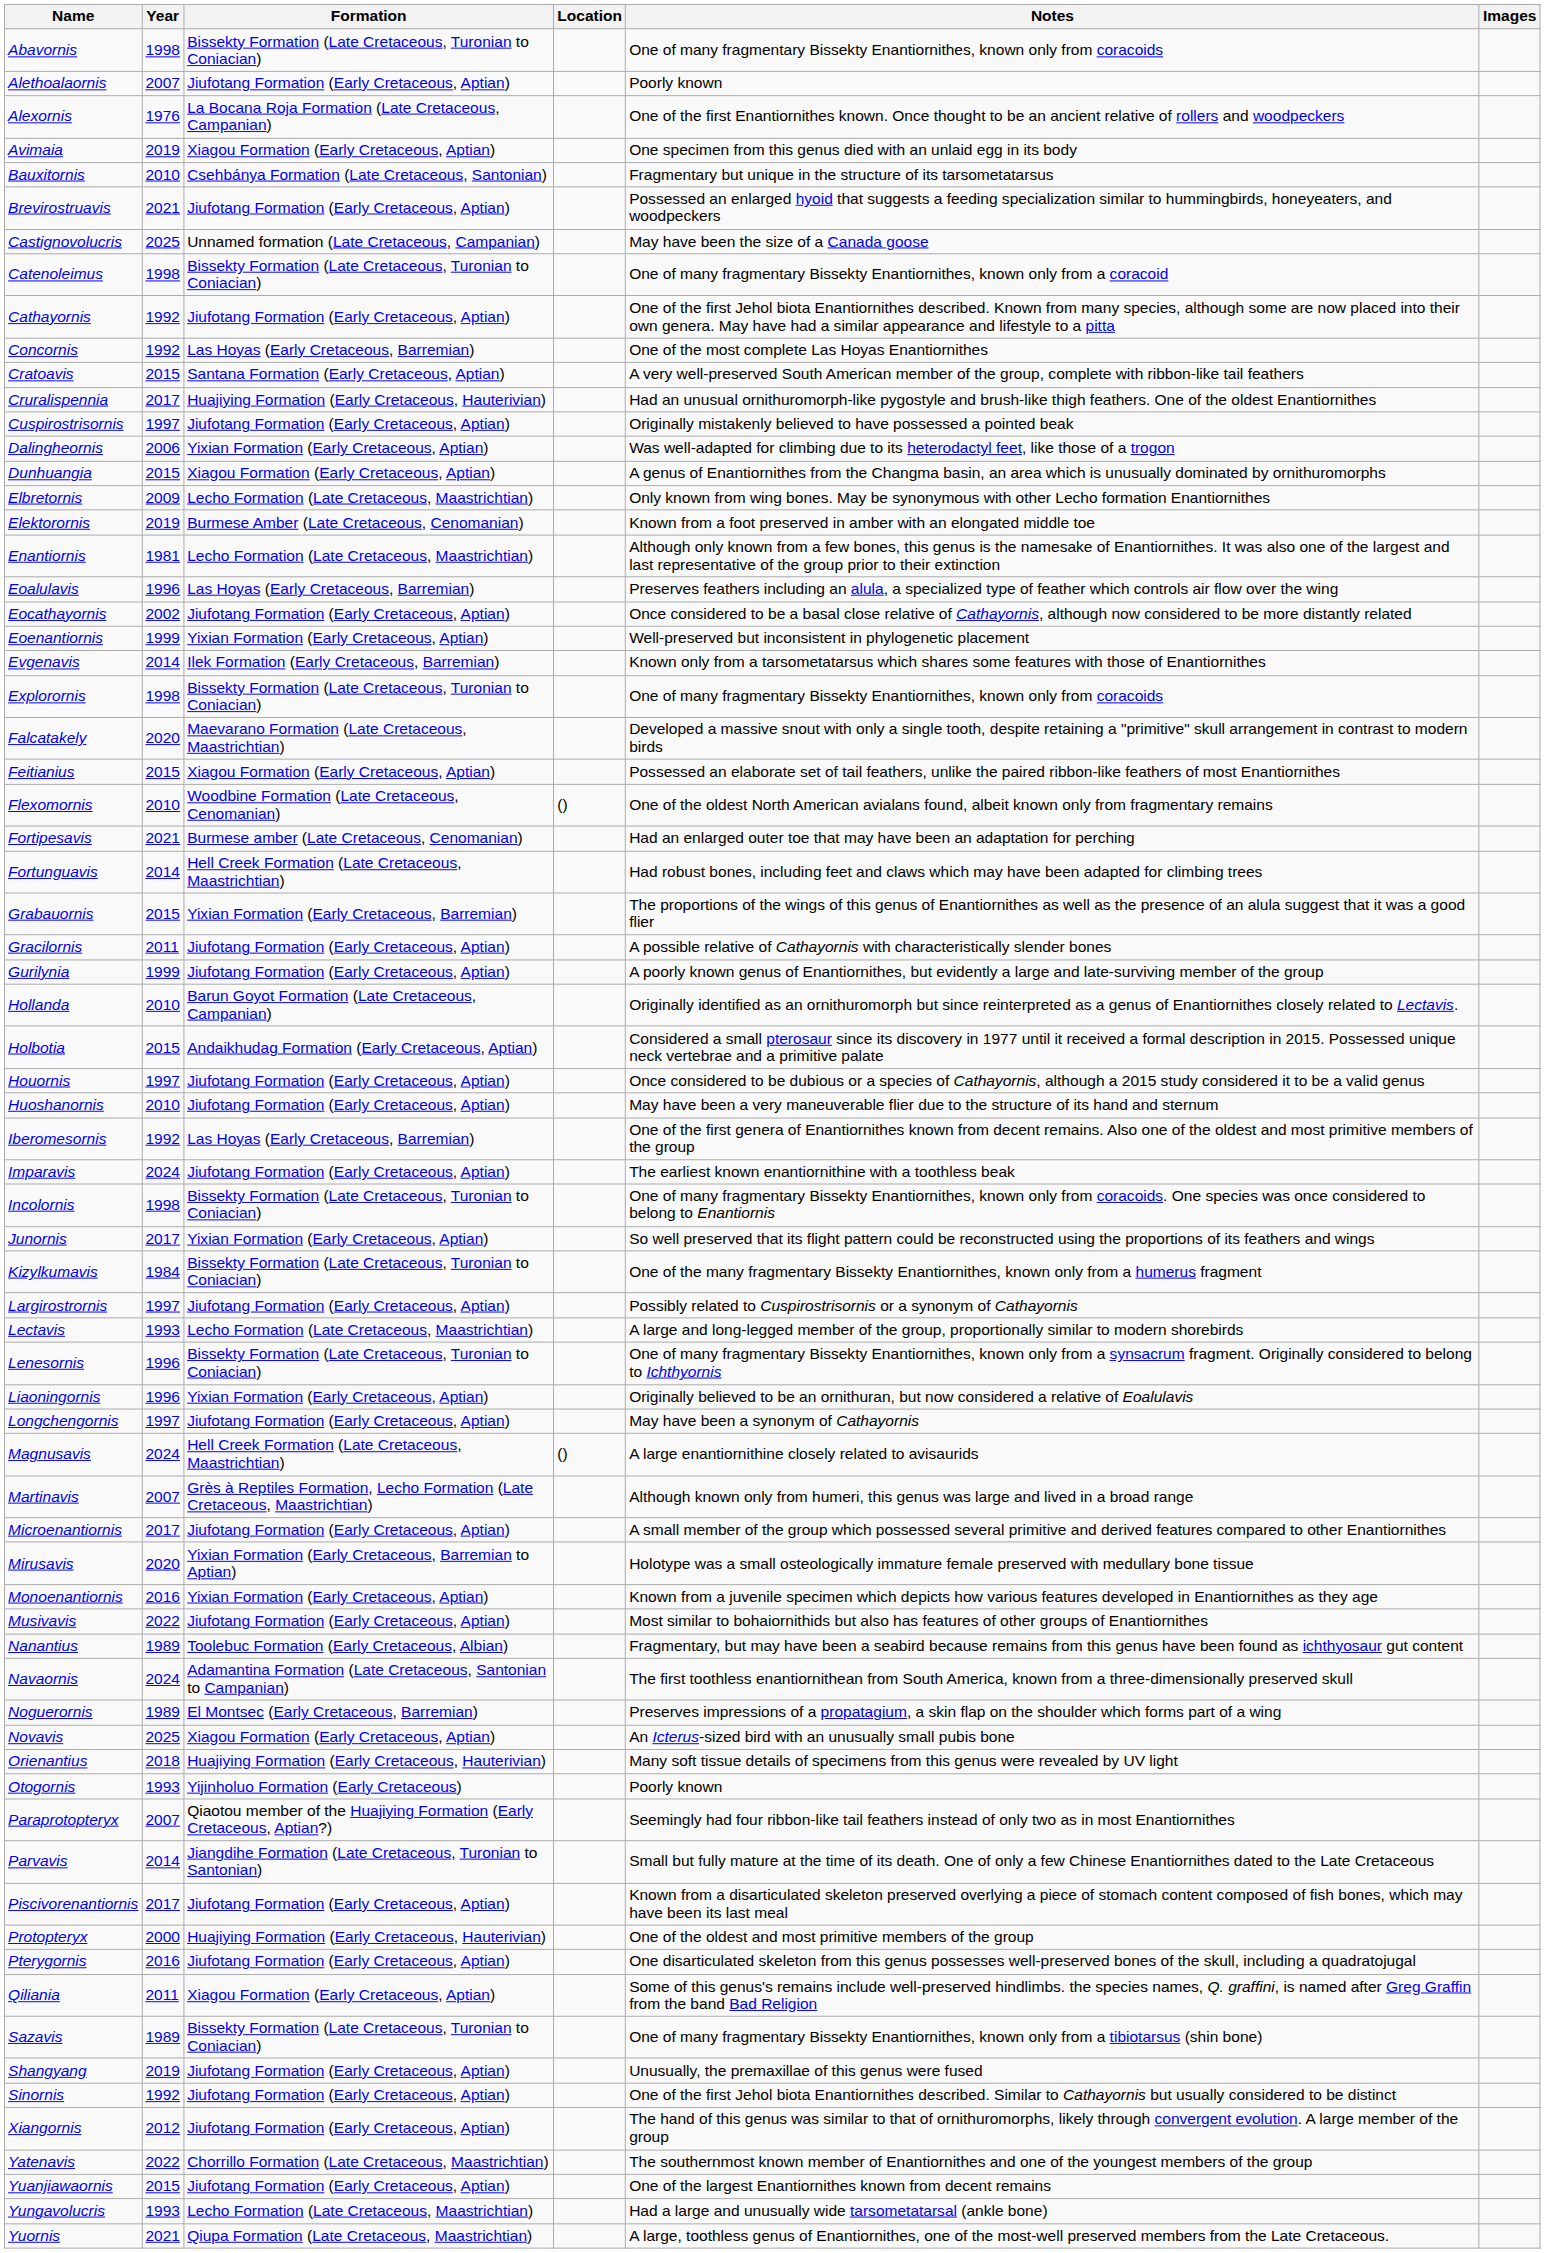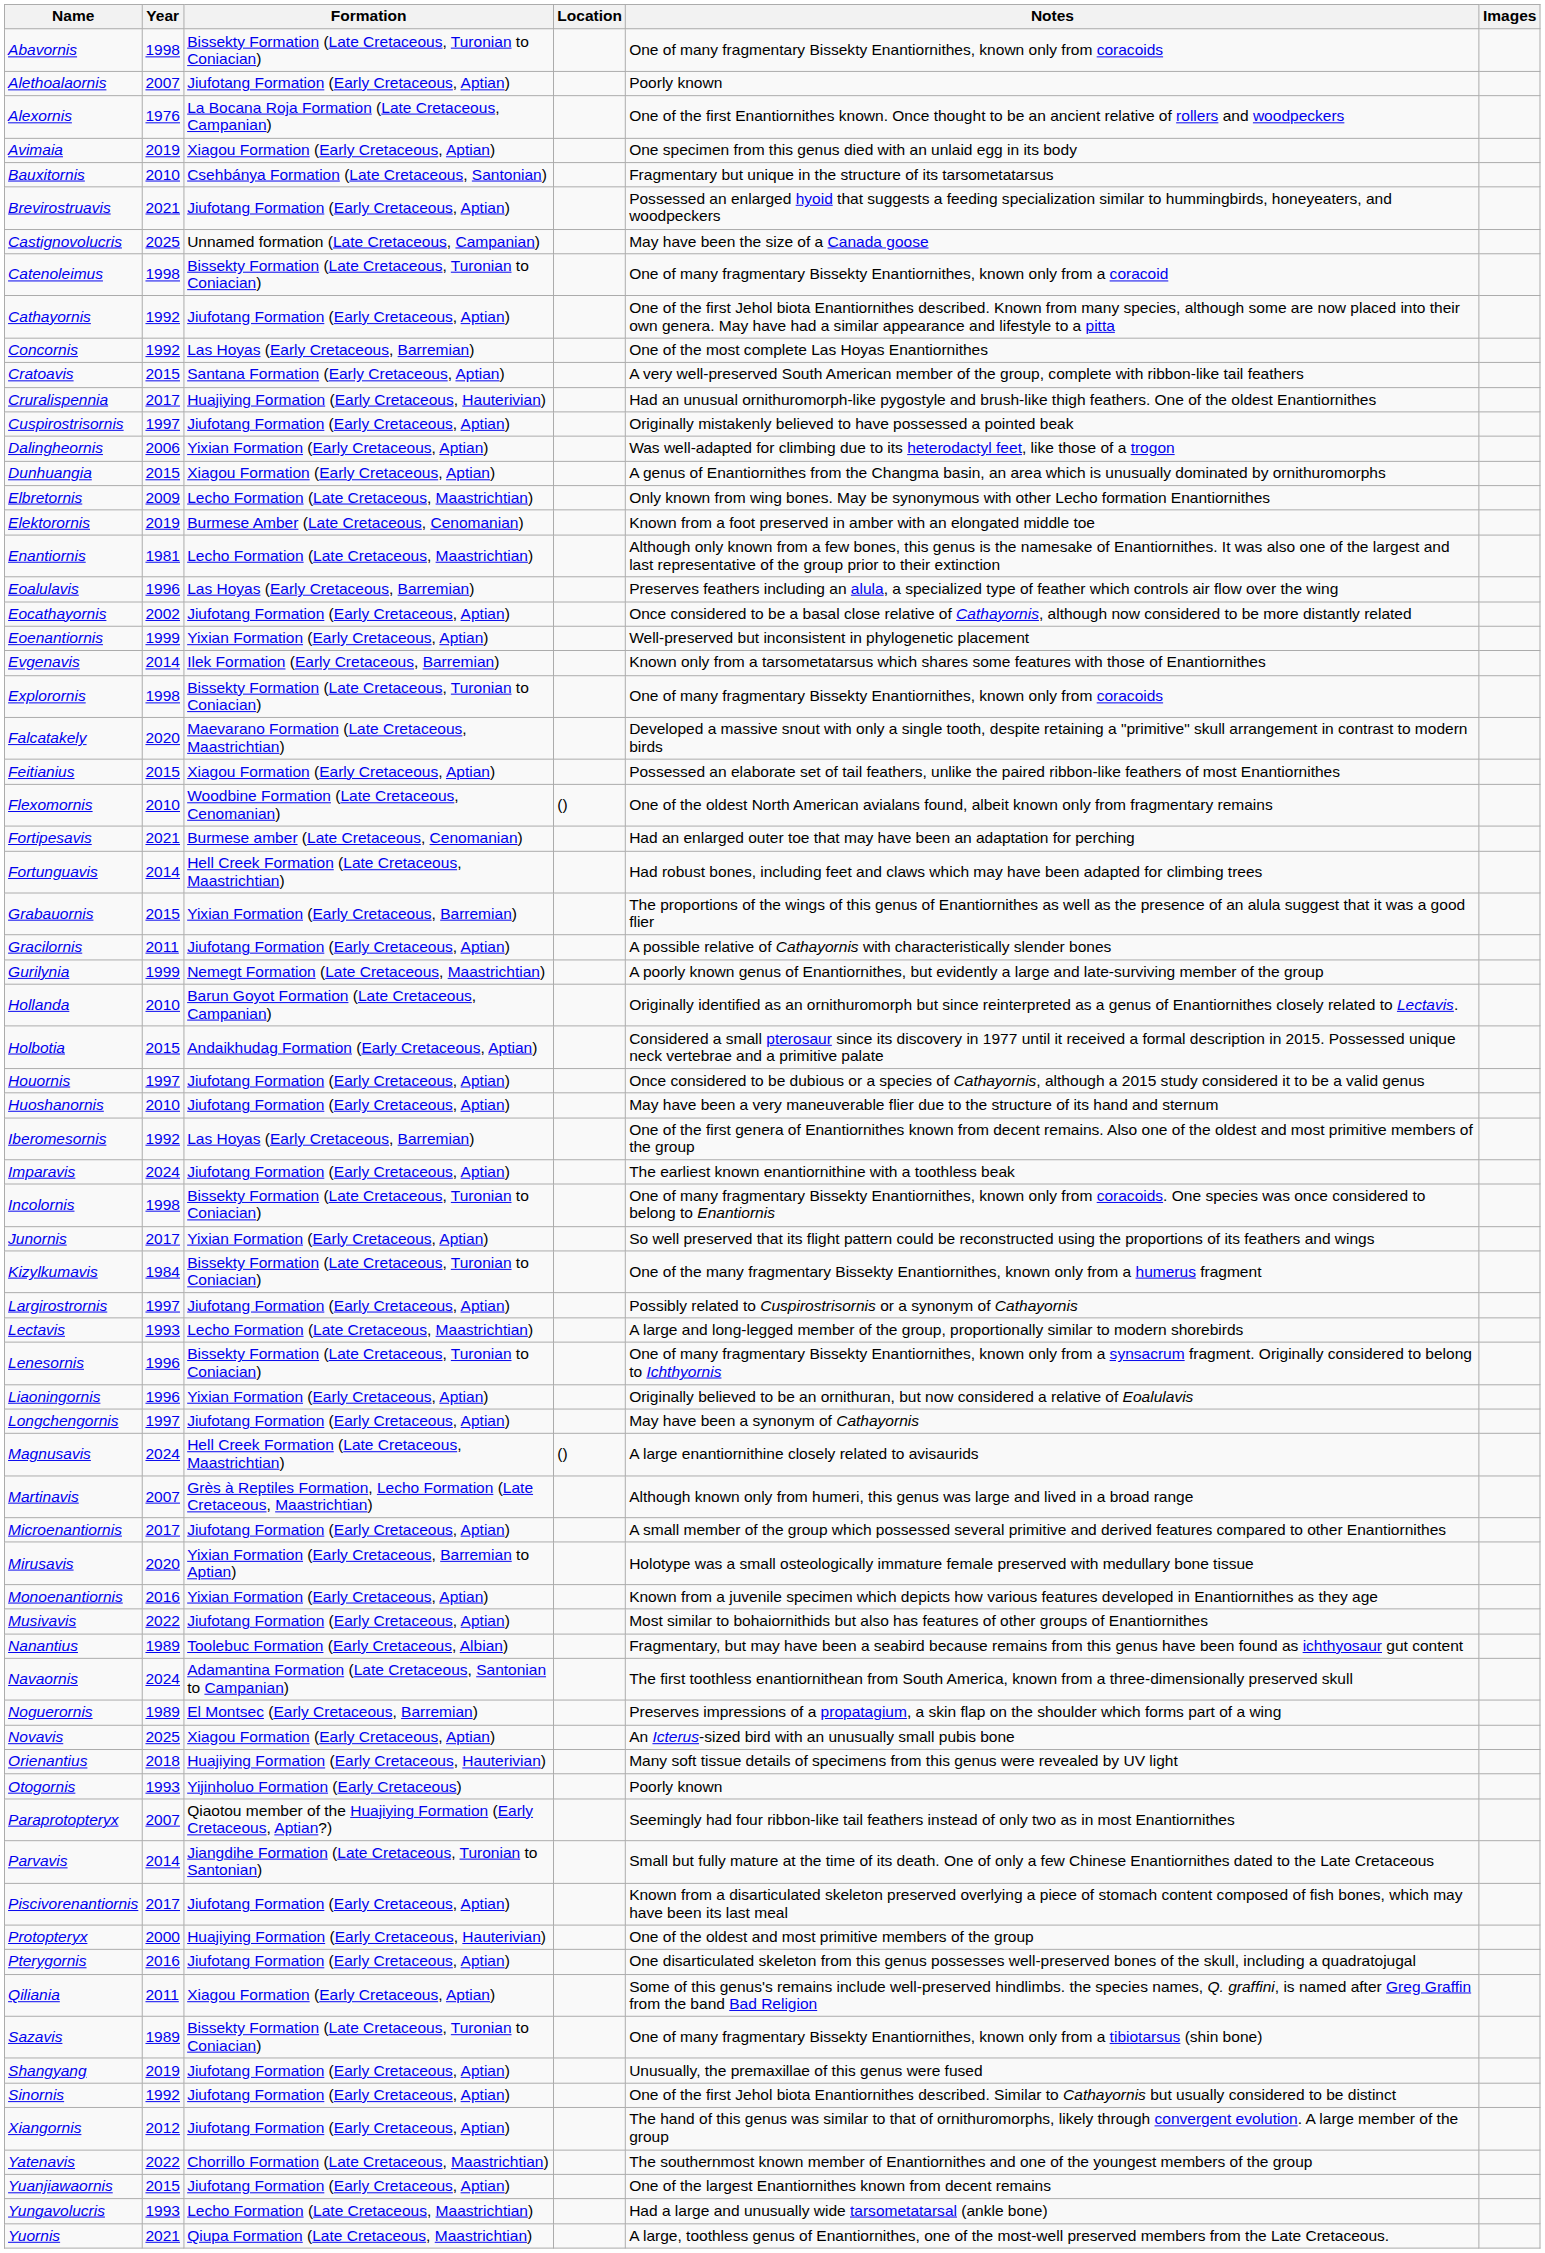(348, 971) Jiufotang Formation (Early Cretaceous, Aptian) -> (366, 971) Nemegt Formation (Late Cretaceous, Maastrichtian)
